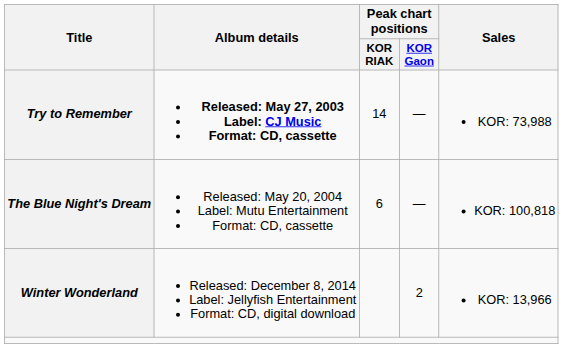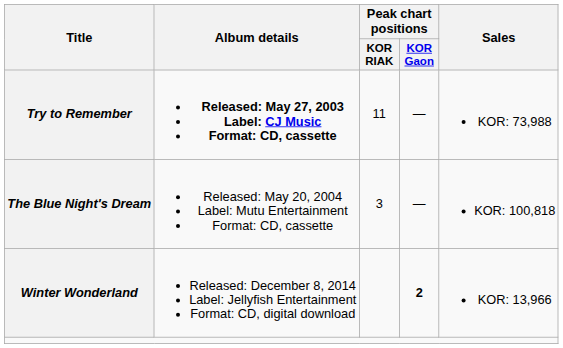(379, 114) 14 -> (379, 114) 11
(379, 203) 6 -> (379, 203) 3
(419, 292) normal -> (419, 292) bold
